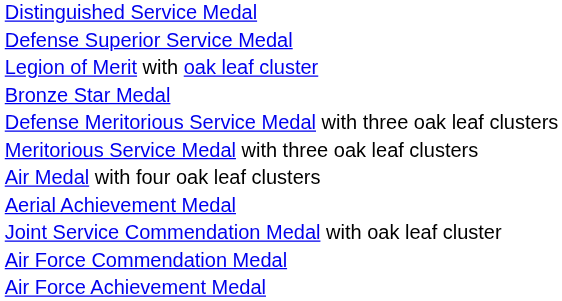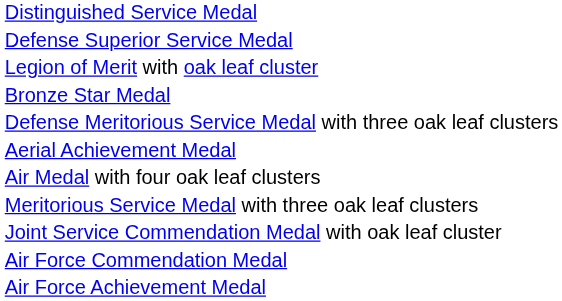rows swapped: (242, 150) <-> (120, 205)
